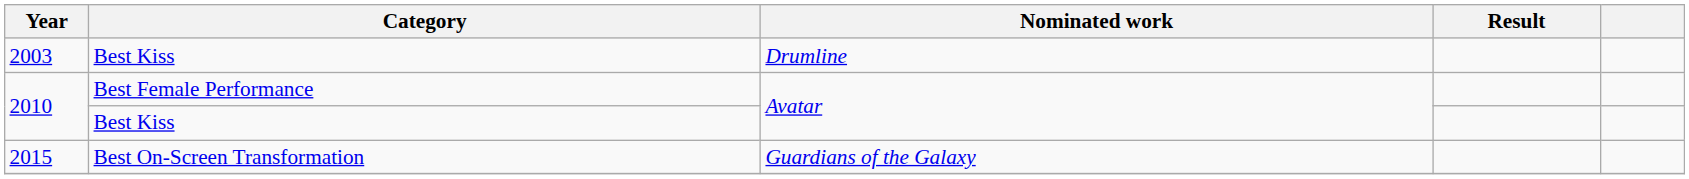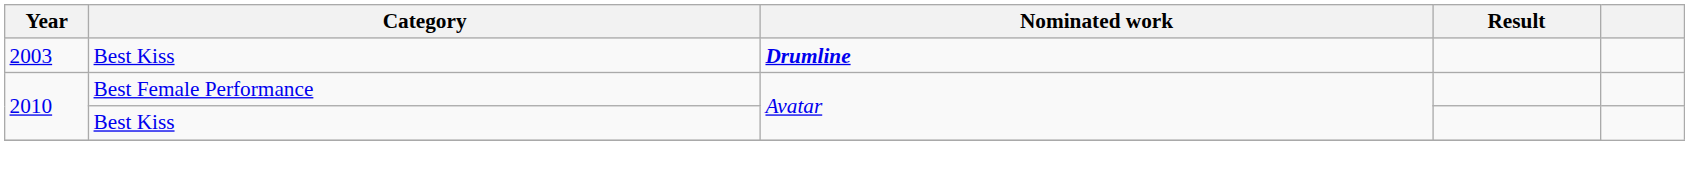(806, 55) normal -> (808, 55) bold
- row: (31, 156)
